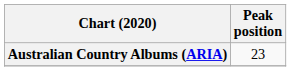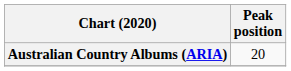(258, 54) 23 -> (258, 54) 20
